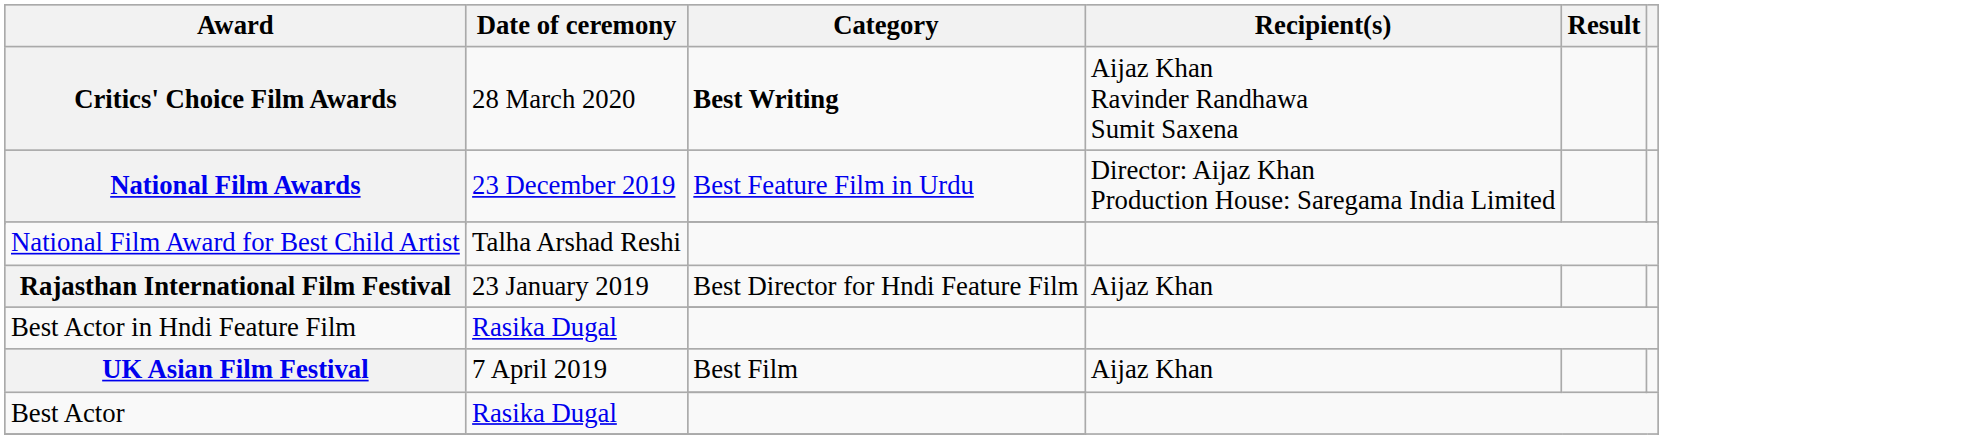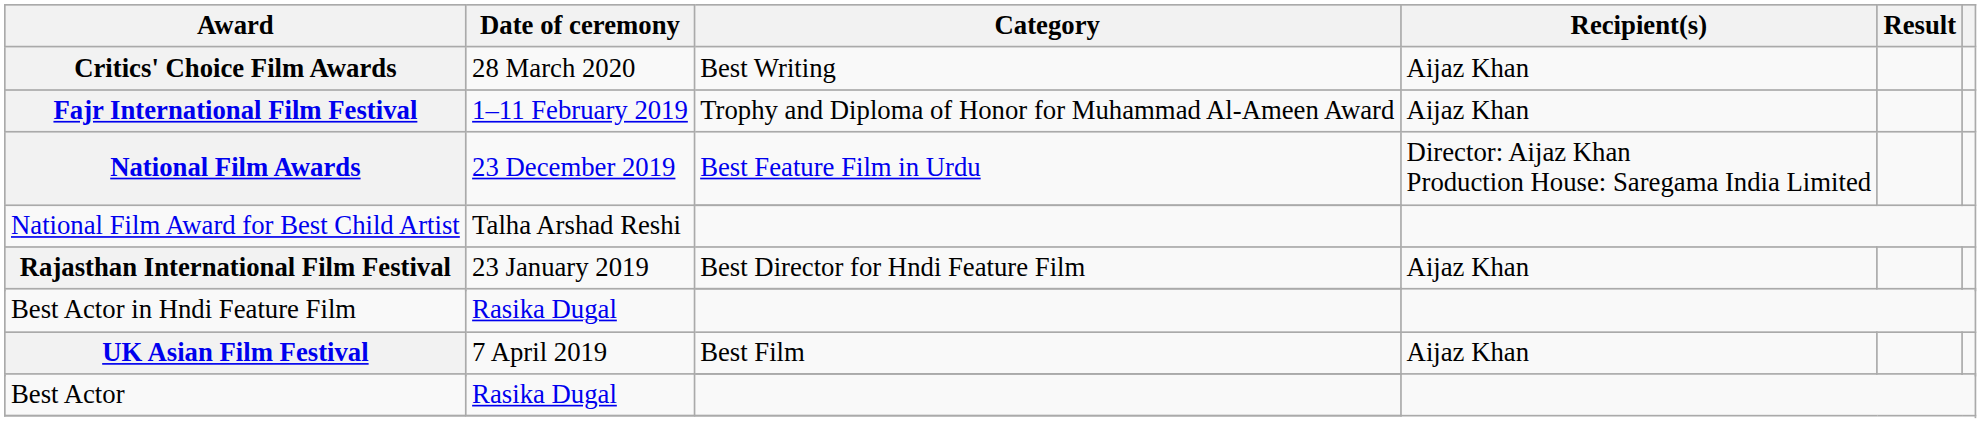(766, 98) bold -> (768, 68) normal
(1199, 98) Aijaz Khan Ravinder Randhawa Sumit Saxena -> (1468, 68) Aijaz Khan
+ row: (235, 110)
